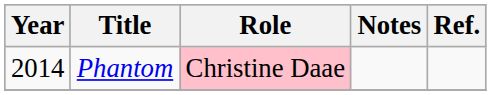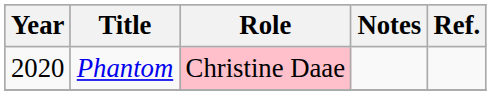(38, 68) 2014 -> (38, 68) 2020
